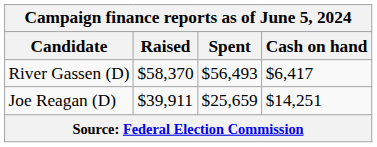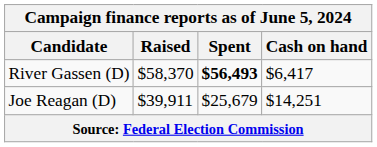(230, 73) normal -> (230, 73) bold
(230, 100) $25,659 -> (230, 100) $25,679
